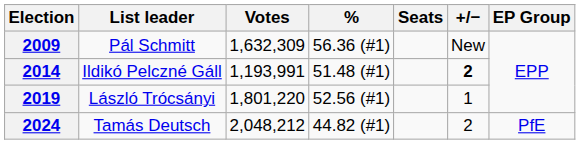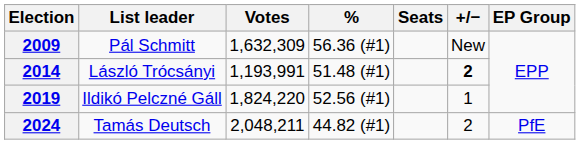(152, 71) Ildikó Pelczné Gáll -> (152, 71) László Trócsányi
(152, 98) László Trócsányi -> (152, 98) Ildikó Pelczné Gáll
(267, 98) 1,801,220 -> (267, 98) 1,824,220
(267, 125) 2,048,212 -> (267, 125) 2,048,211
